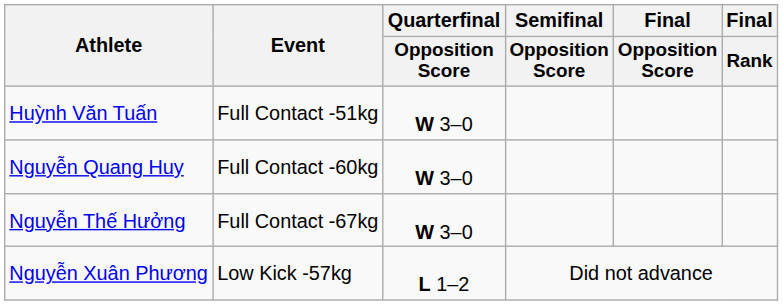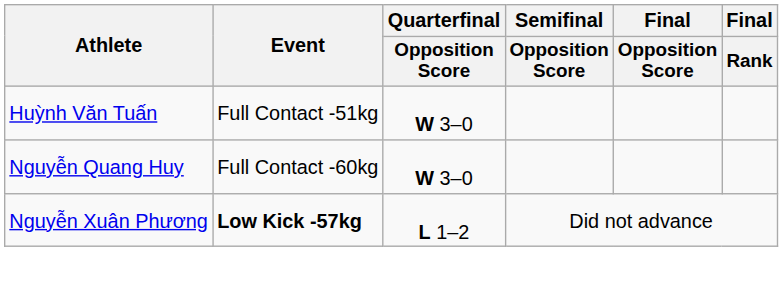- row: (97, 220)
(285, 274) normal -> (290, 220) bold
